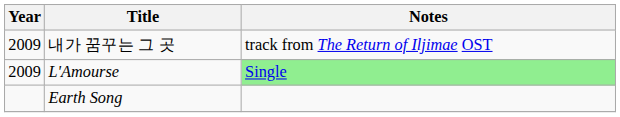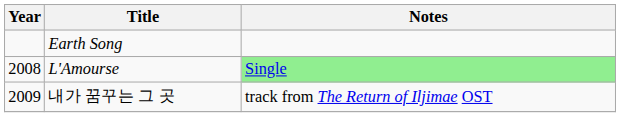rows swapped: (85, 98) <-> (112, 44)
(25, 72) 2009 -> (25, 69) 2008
